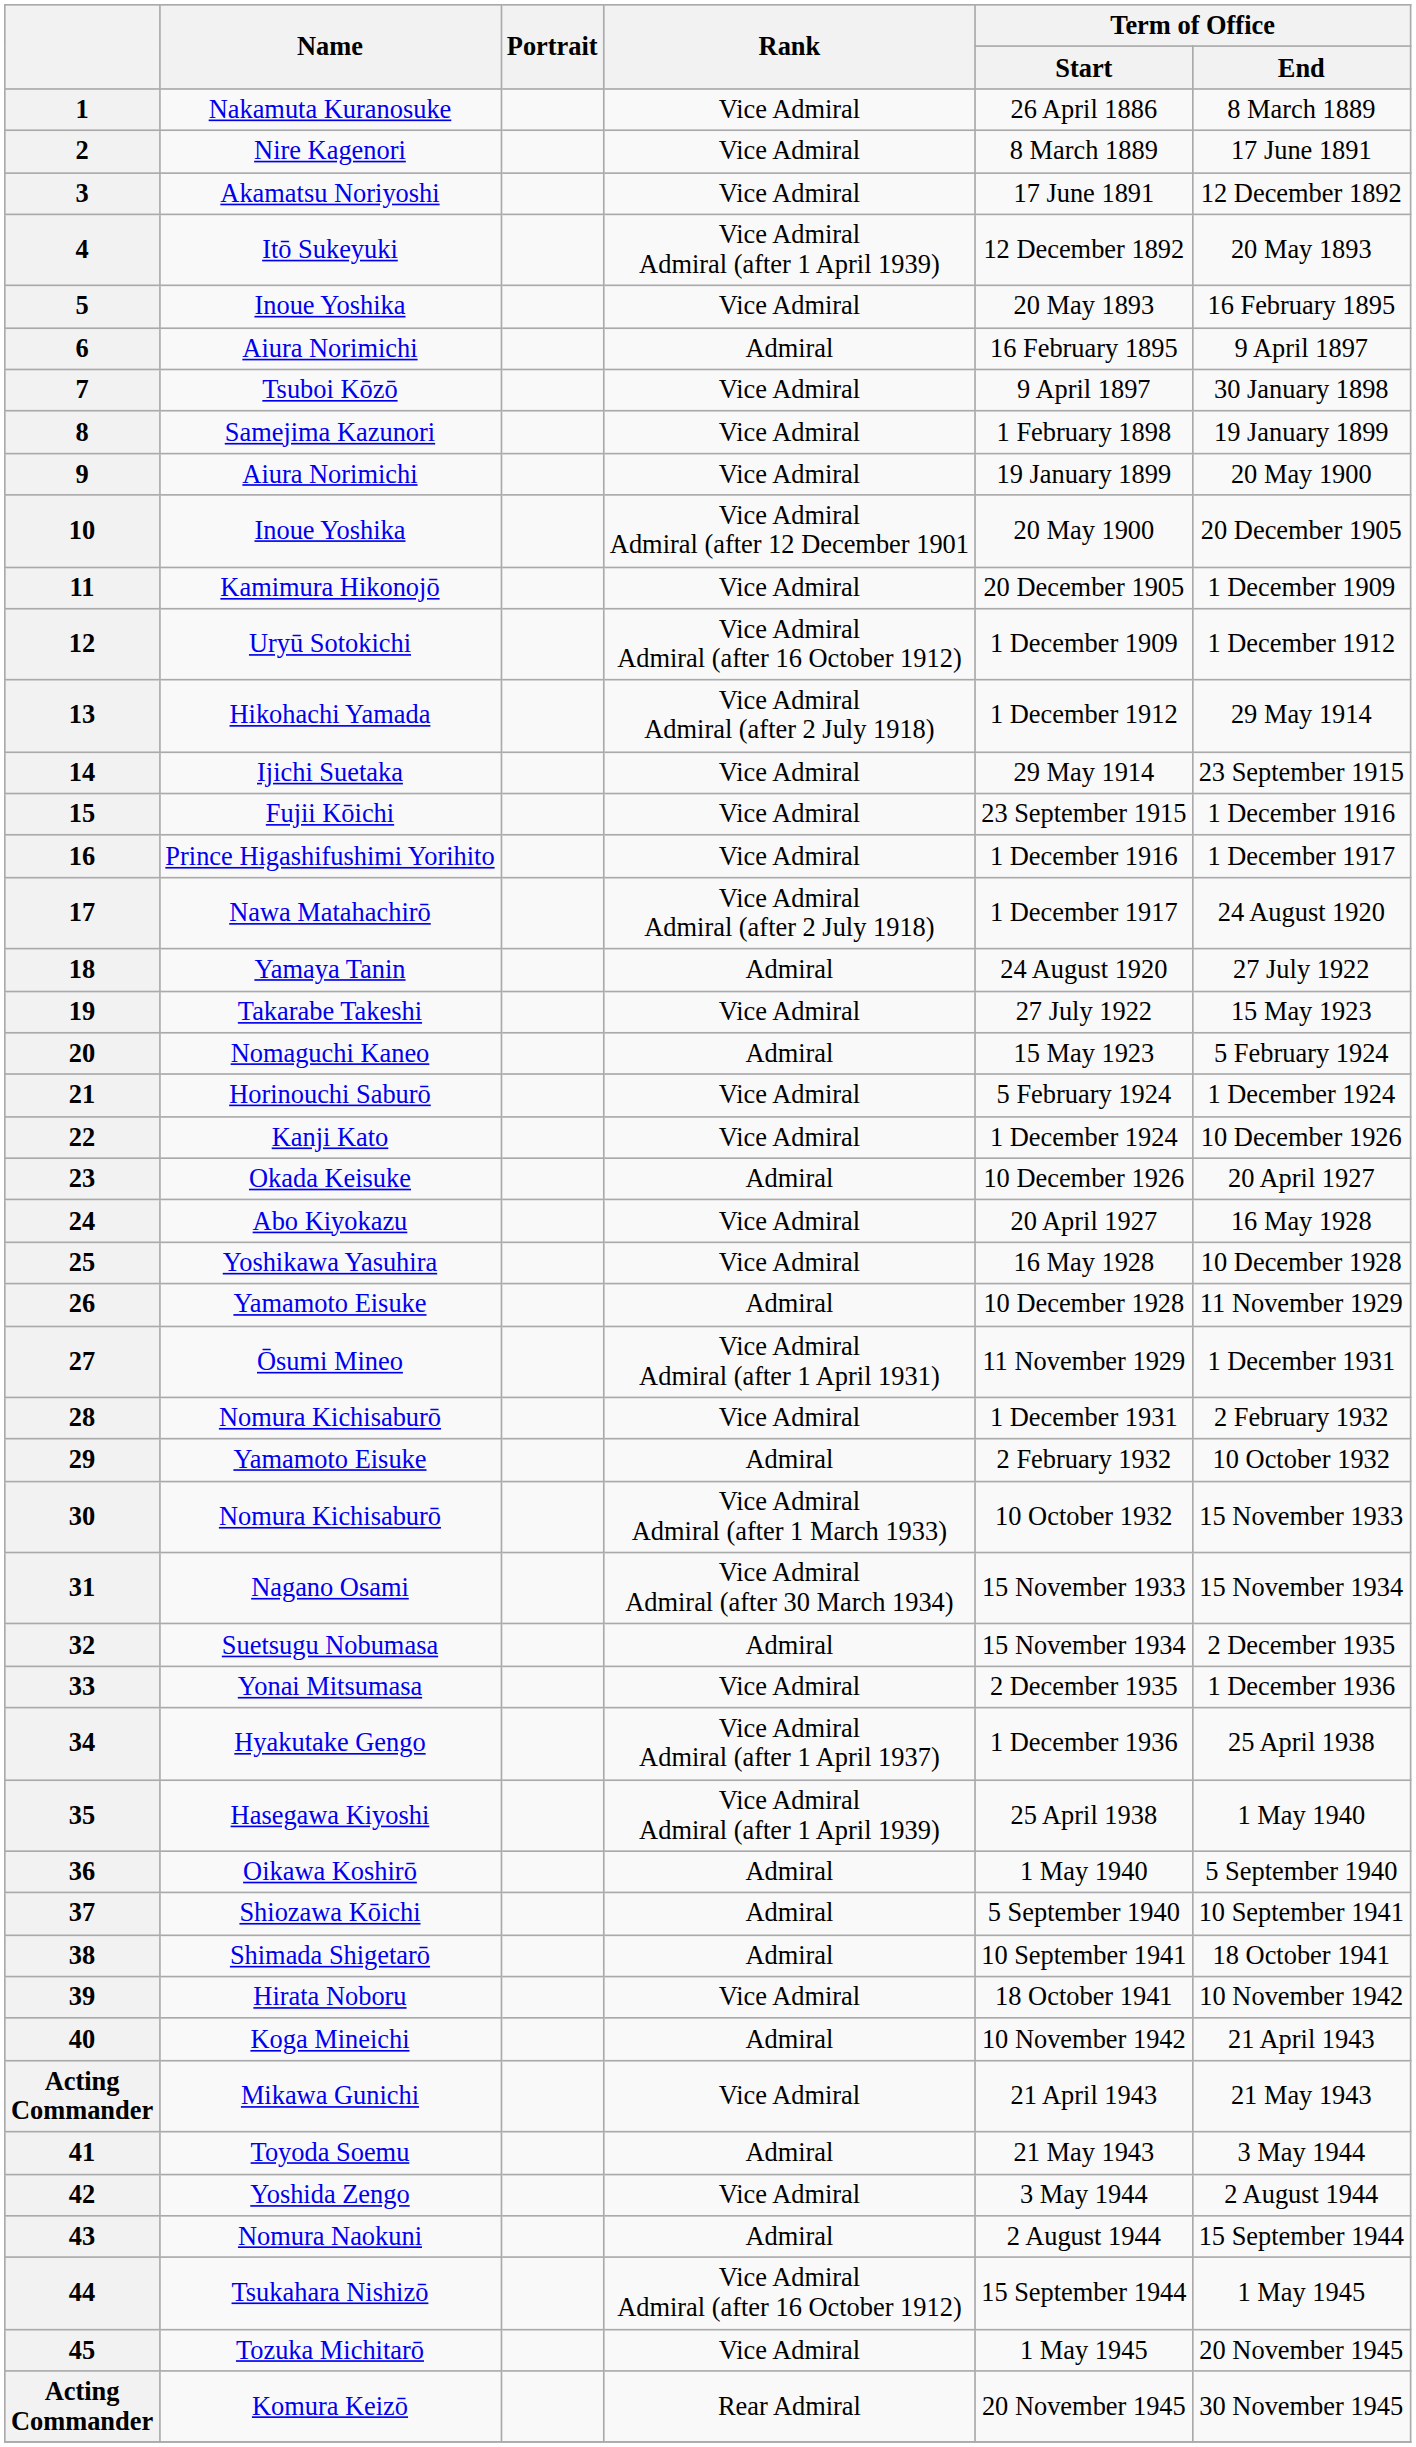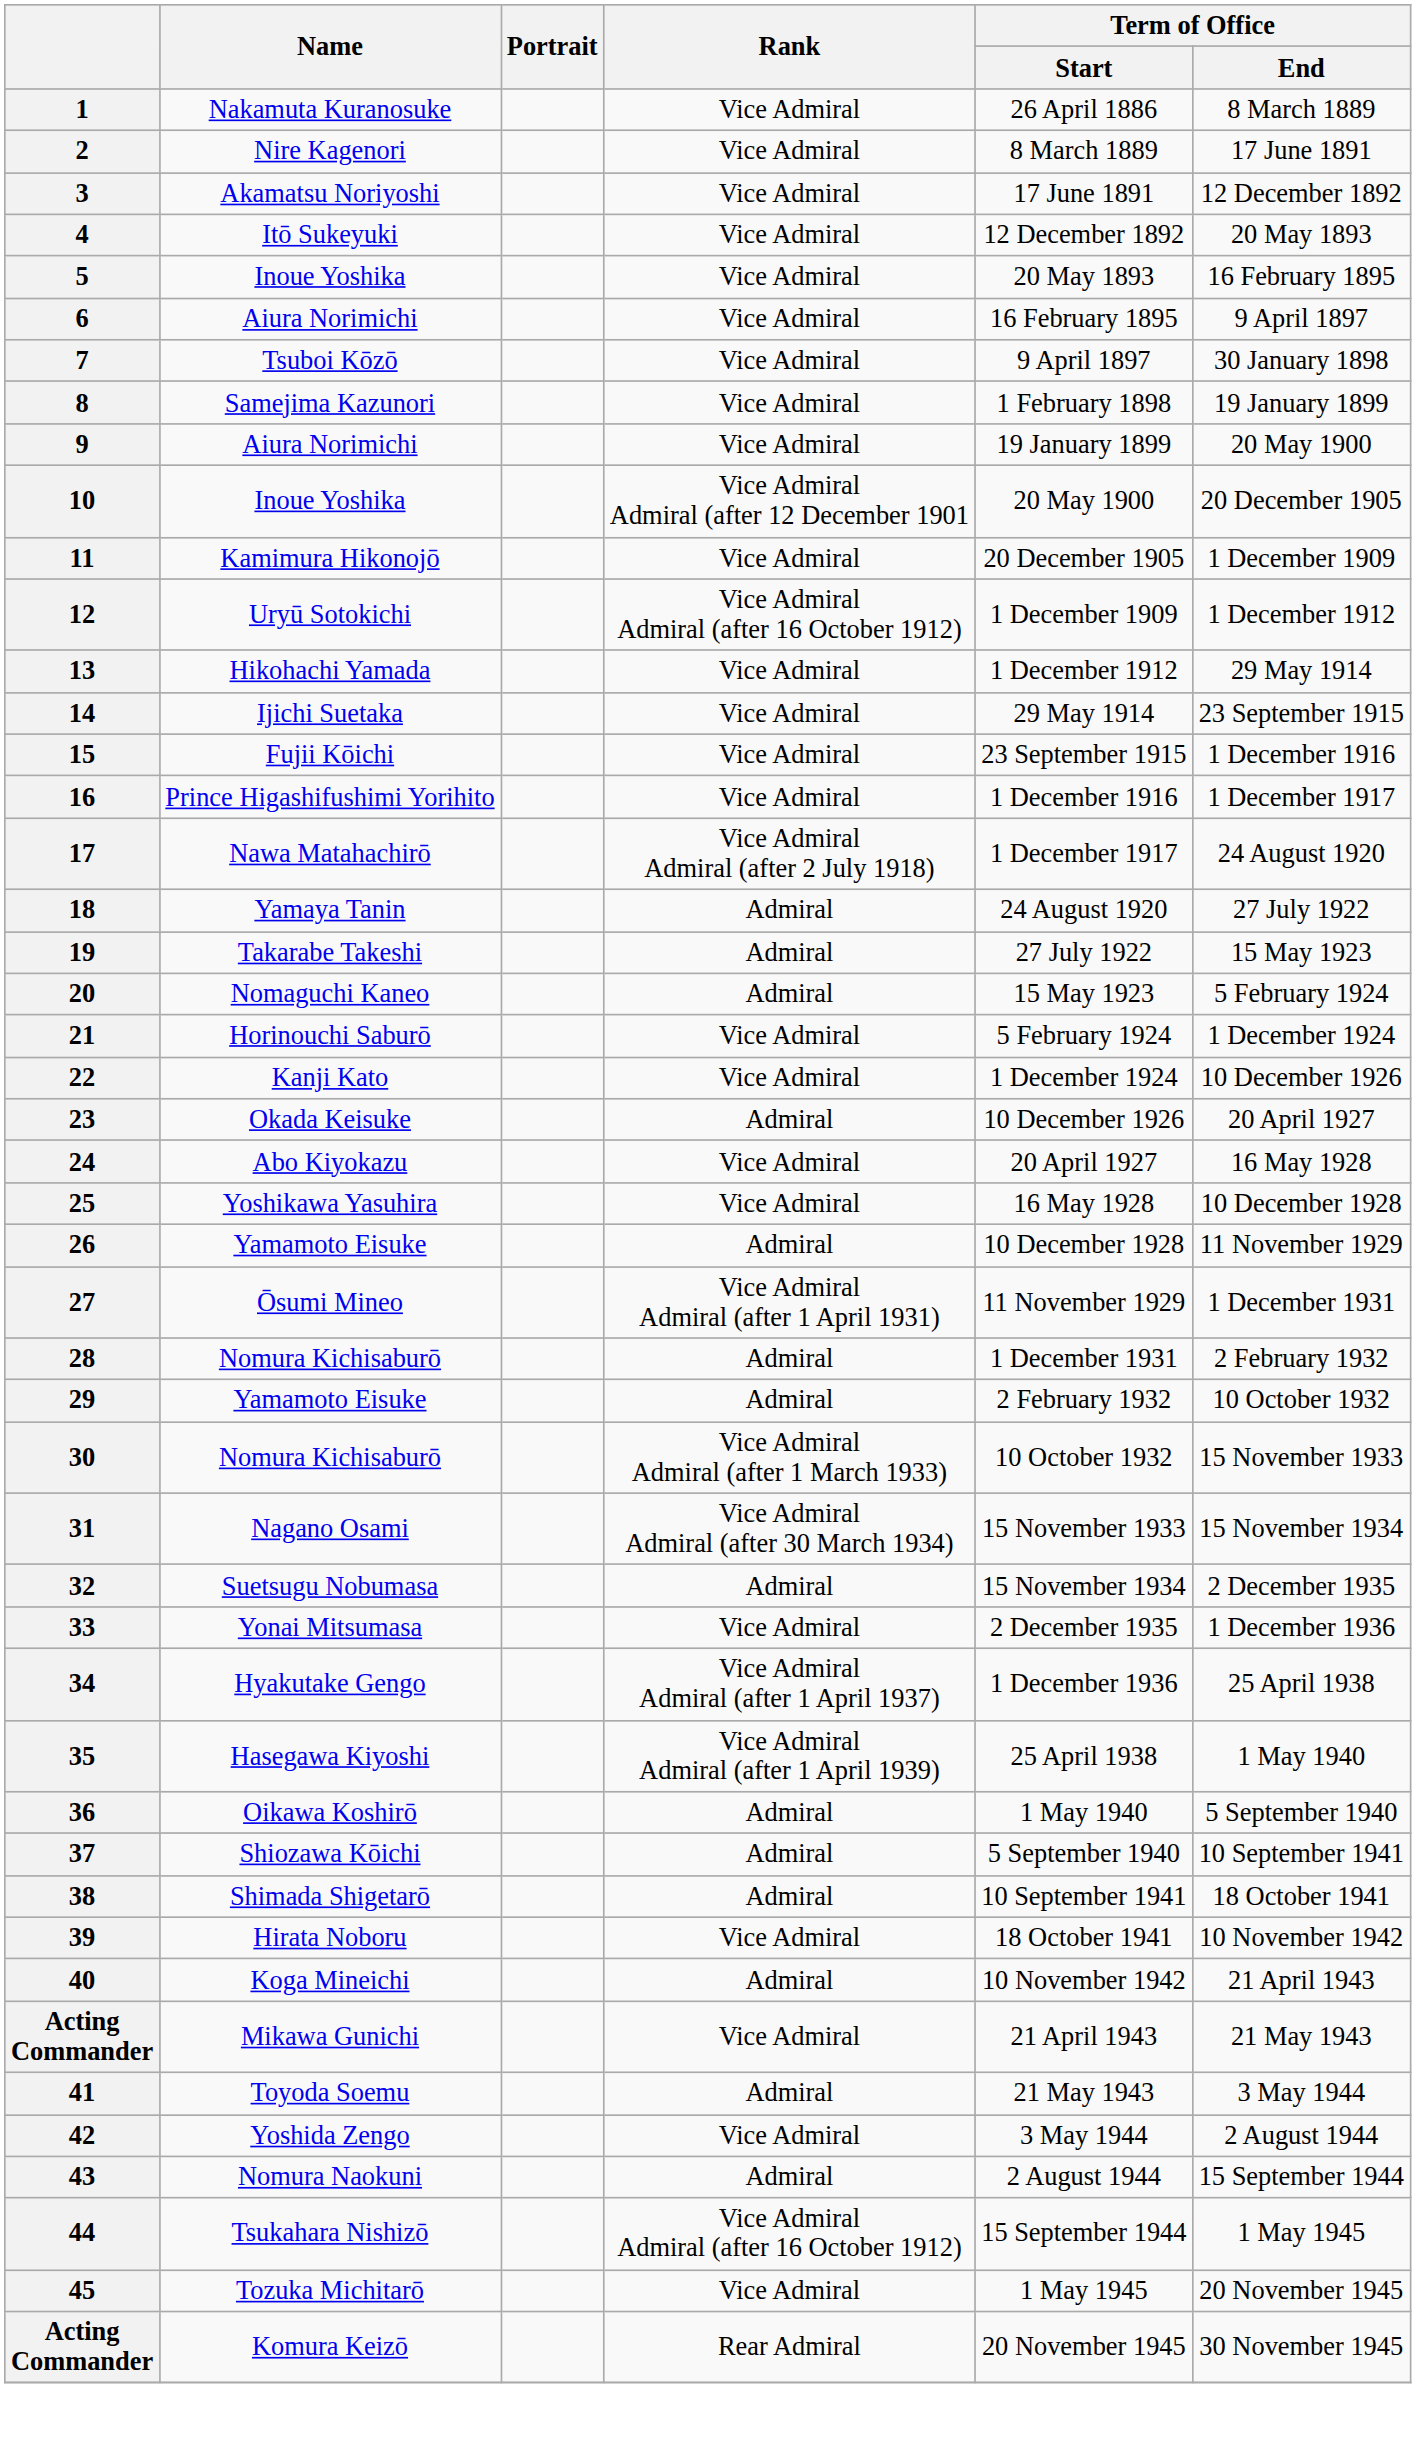(789, 249) Vice Admiral Admiral (after 1 April 1939) -> (789, 234) Vice Admiral
(789, 348) Admiral -> (789, 318) Vice Admiral
(789, 715) Vice Admiral Admiral (after 2 July 1918) -> (789, 670) Vice Admiral
(789, 1011) Vice Admiral -> (789, 951) Admiral
(789, 1417) Vice Admiral -> (789, 1358) Admiral
